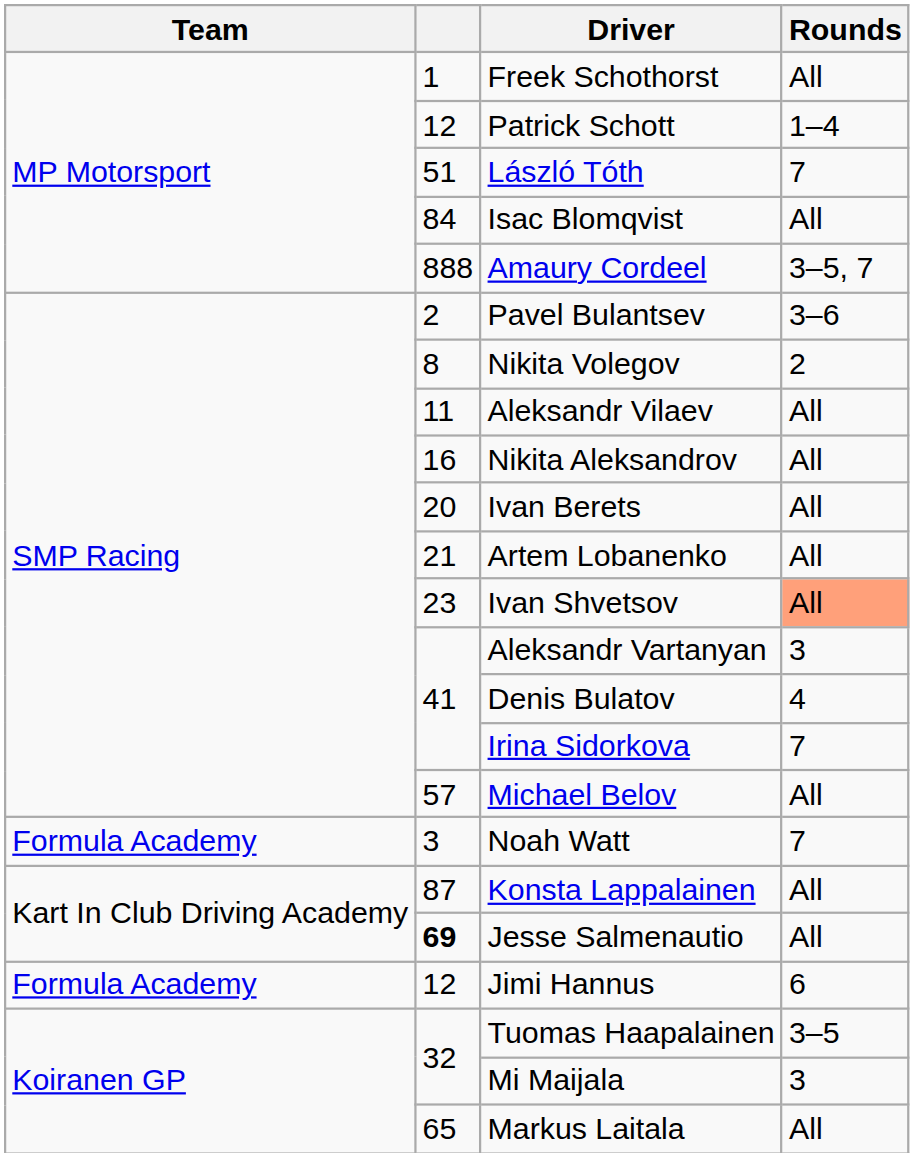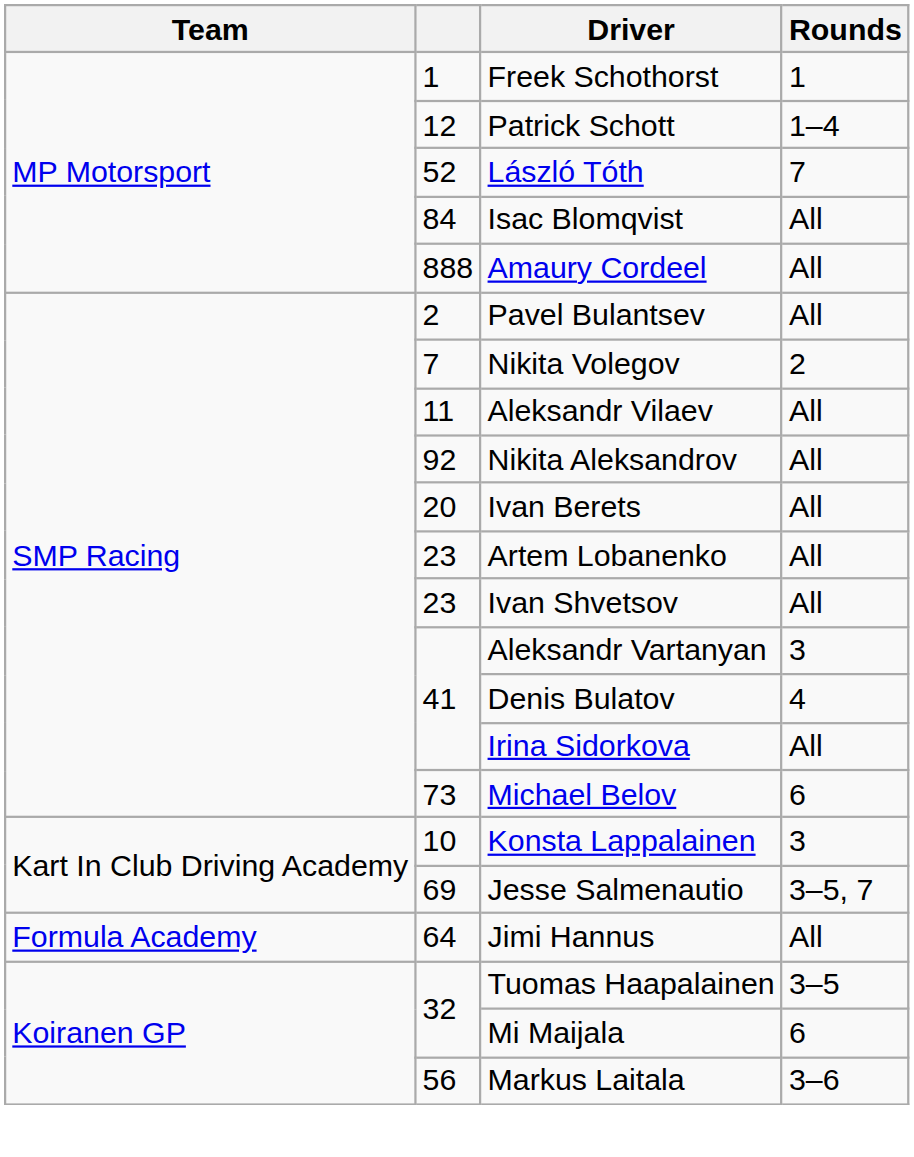(806, 76) All -> (797, 76) 1
(439, 172) 51 -> (439, 172) 52
(831, 268) 3–5, 7 -> (806, 268) All
(814, 315) 3–6 -> (806, 315) All
(431, 363) 8 -> (431, 363) 7
(439, 459) 16 -> (439, 459) 92
(439, 554) 21 -> (439, 554) 23
(806, 602) lightsalmon background -> (806, 602) no background
(797, 746) 7 -> (806, 746) All
(439, 794) 57 -> (439, 794) 73
(806, 794) All -> (797, 794) 6
- row: (559, 841)
(439, 889) 87 -> (439, 841) 10
(806, 889) All -> (797, 841) 3
(439, 937) bold -> (439, 889) normal
(806, 937) All -> (831, 889) 3–5, 7
(439, 985) 12 -> (439, 937) 64
(797, 985) 6 -> (806, 937) All
(797, 1080) 3 -> (797, 1033) 6
(439, 1128) 65 -> (439, 1080) 56
(806, 1128) All -> (814, 1080) 3–6
